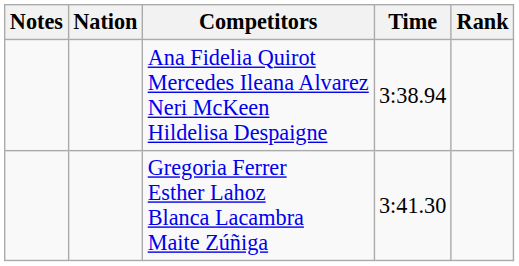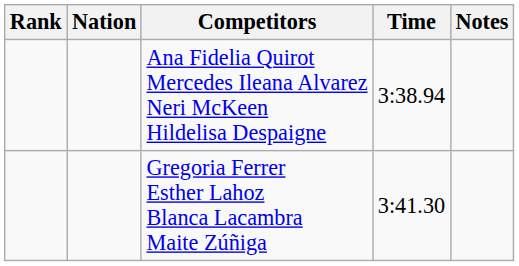columns swapped: (483, 22) <-> (36, 22)
